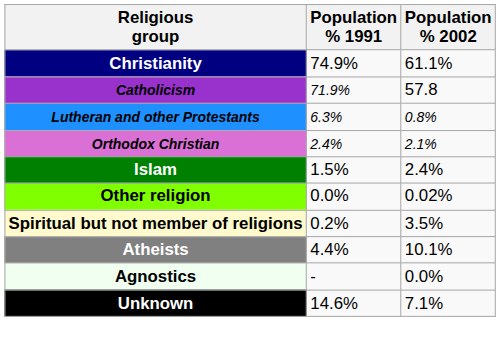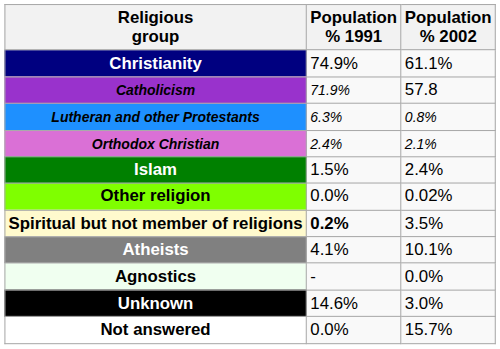(329, 223) normal -> (329, 223) bold
(329, 249) 4.4% -> (329, 249) 4.1%
(424, 303) 7.1% -> (424, 303) 3.0%
+ row: (156, 329)
